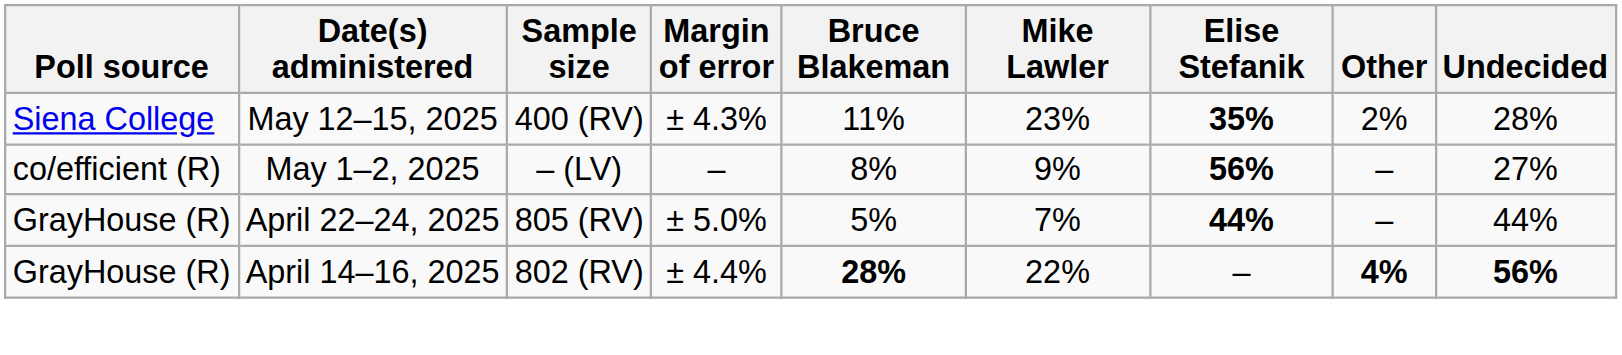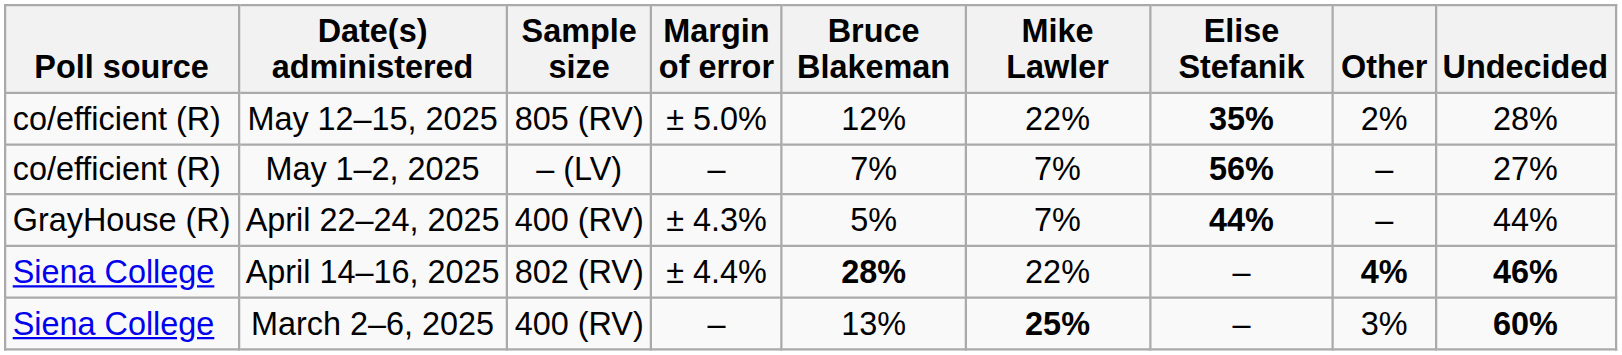(114, 118) Siena College -> (117, 118) co/efficient (R)
(579, 118) 400 (RV) -> (579, 118) 805 (RV)
(716, 118) ± 4.3% -> (716, 118) ± 5.0%
(874, 118) 11% -> (874, 118) 12%
(1058, 118) 23% -> (1058, 118) 22%
(874, 169) 8% -> (874, 169) 7%
(1058, 169) 9% -> (1058, 169) 7%
(579, 221) 805 (RV) -> (579, 221) 400 (RV)
(716, 221) ± 5.0% -> (716, 221) ± 4.3%
(122, 272) GrayHouse (R) -> (114, 272) Siena College
(1525, 272) 56% -> (1525, 272) 46%
+ row: (373, 323)
